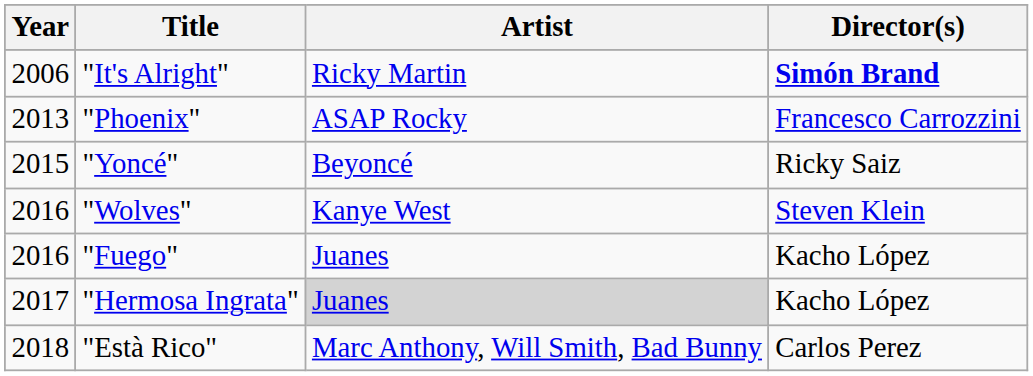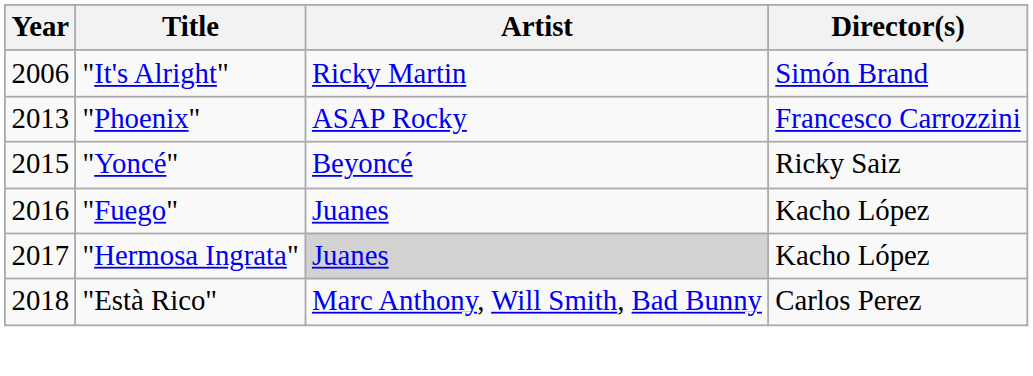(857, 73) bold -> (852, 73) normal
- row: (137, 210)
